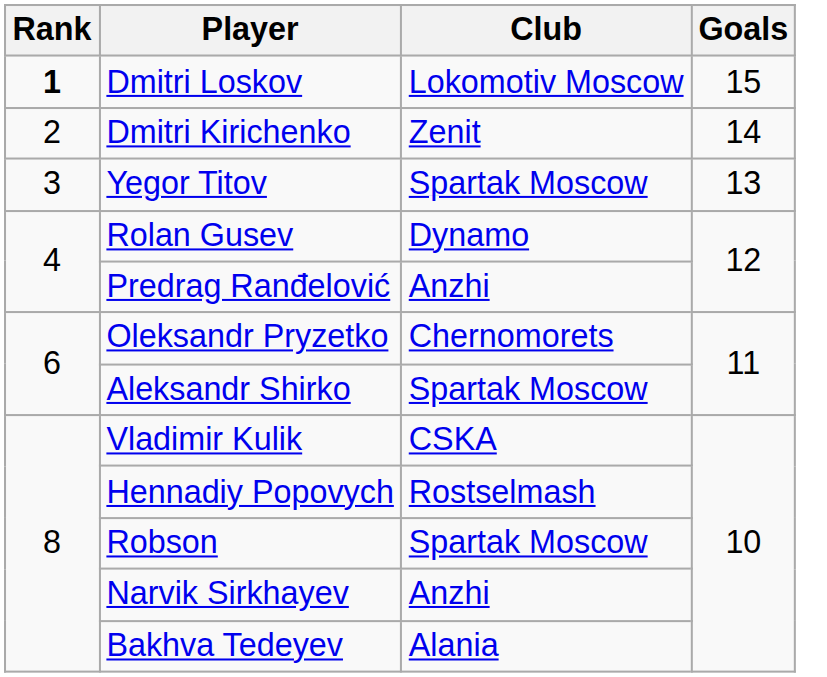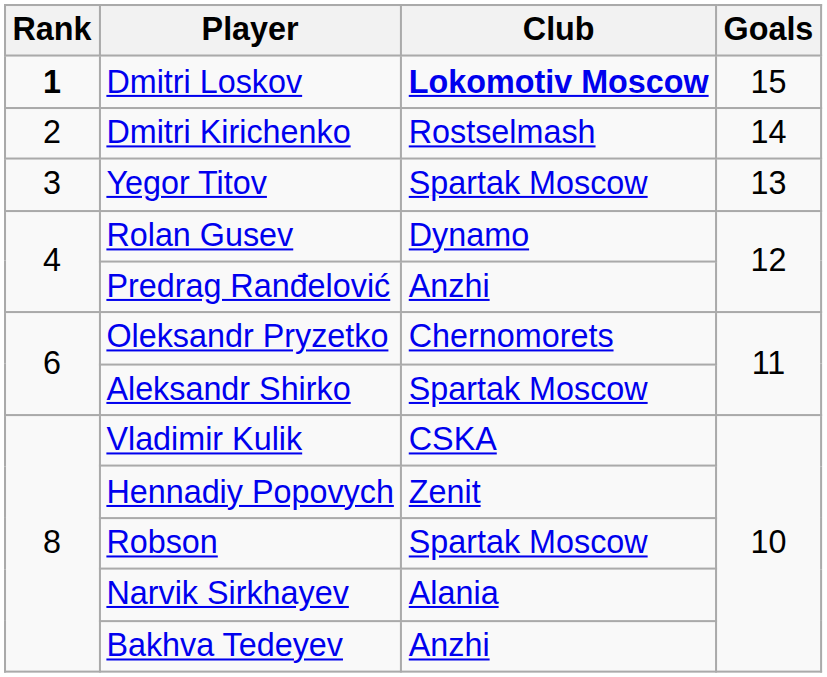(546, 81) normal -> (559, 81) bold
(445, 132) Zenit -> (502, 132) Rostselmash
(502, 491) Rostselmash -> (445, 491) Zenit
(449, 593) Anzhi -> (454, 593) Alania
(454, 645) Alania -> (449, 645) Anzhi
